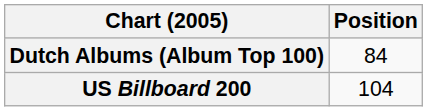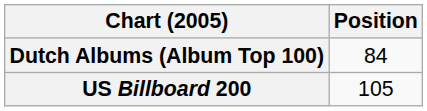(376, 88) 104 -> (376, 88) 105
